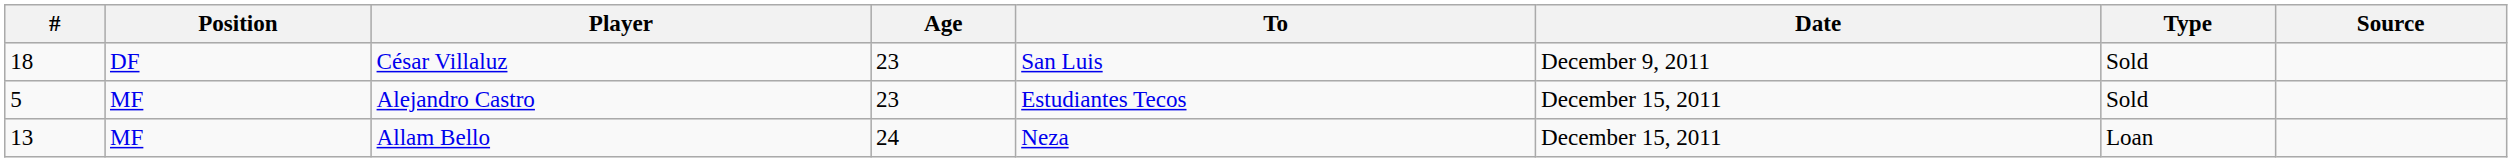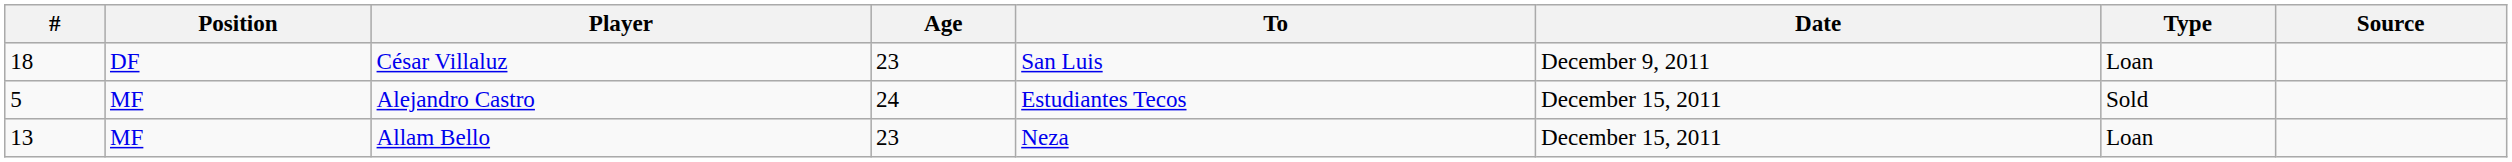(2127, 61) Sold -> (2130, 61) Loan
(887, 99) 23 -> (887, 99) 24
(887, 138) 24 -> (887, 138) 23
